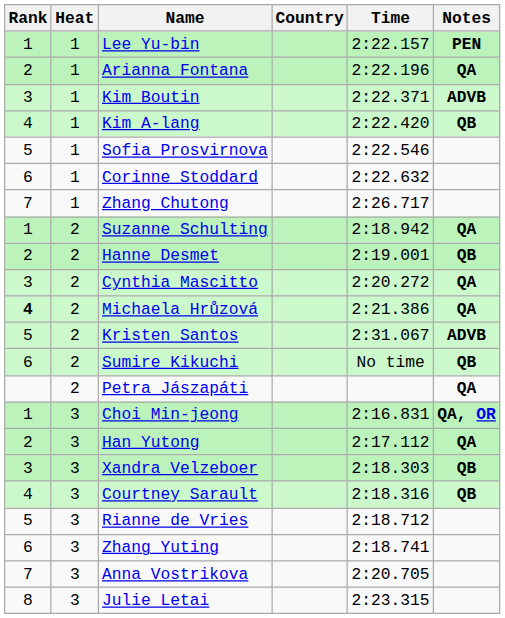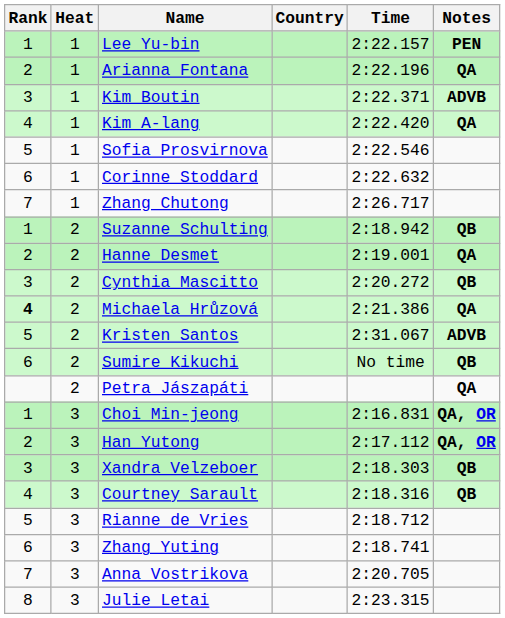(467, 124) QB -> (467, 124) QA
(467, 230) QA -> (467, 230) QB
(467, 256) QB -> (467, 256) QA
(467, 283) QA -> (467, 283) QB
(467, 442) QA -> (467, 442) QA, OR
